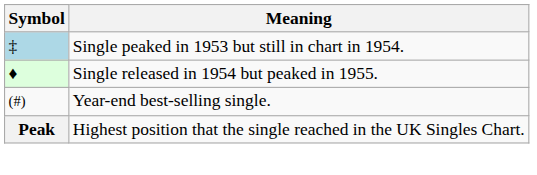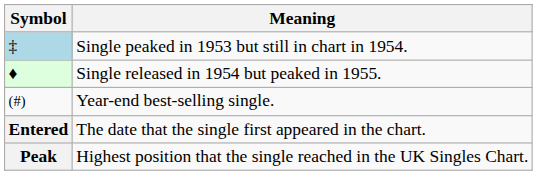+ row: (251, 128)
